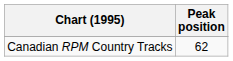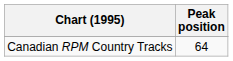(201, 46) 62 -> (201, 46) 64
